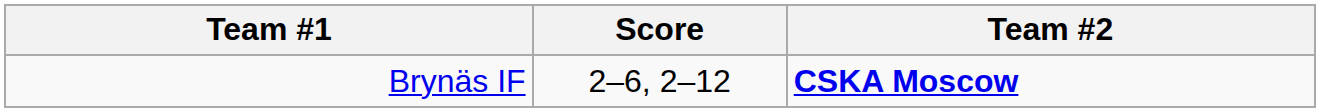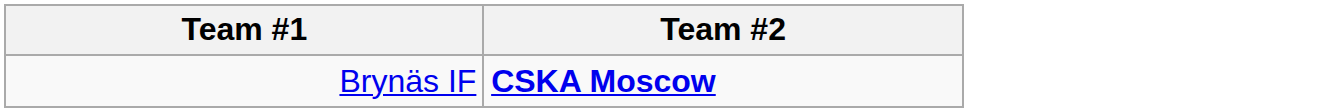- column: (660, 29)
